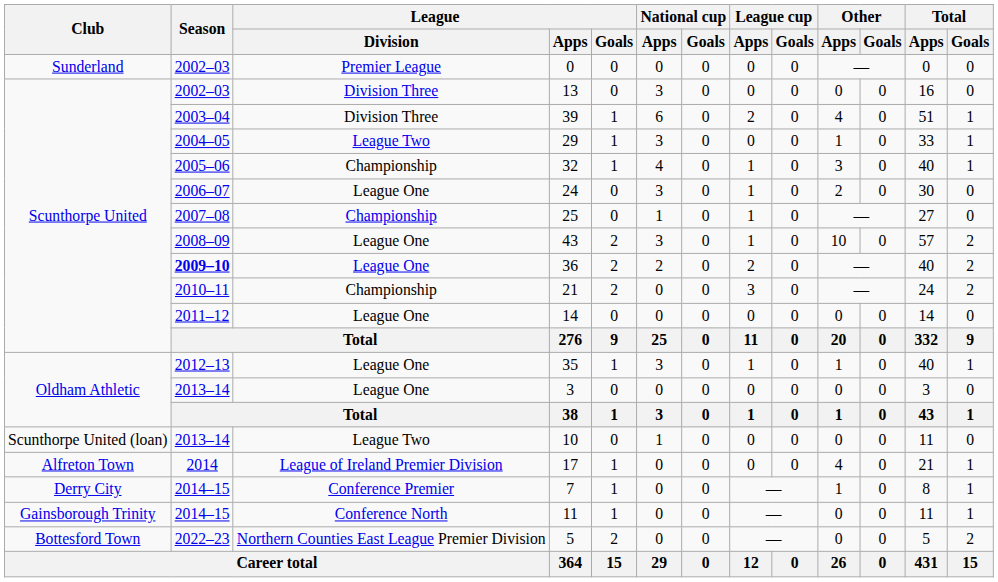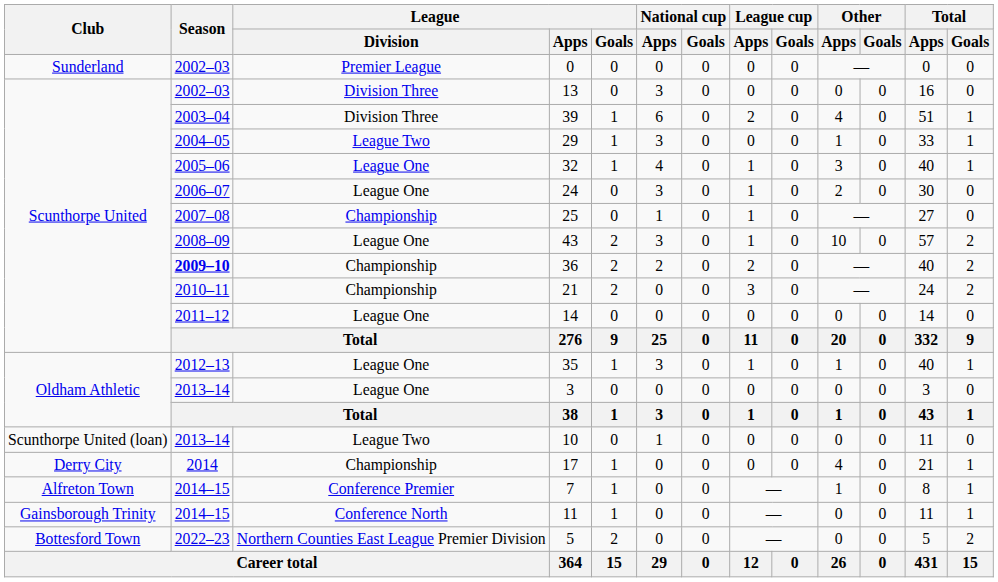(391, 166) Championship -> (391, 166) League One
(391, 265) League One -> (391, 265) Championship
(88, 464) Alfreton Town -> (88, 464) Derry City
(391, 464) League of Ireland Premier Division -> (391, 464) Championship
(88, 489) Derry City -> (88, 489) Alfreton Town
